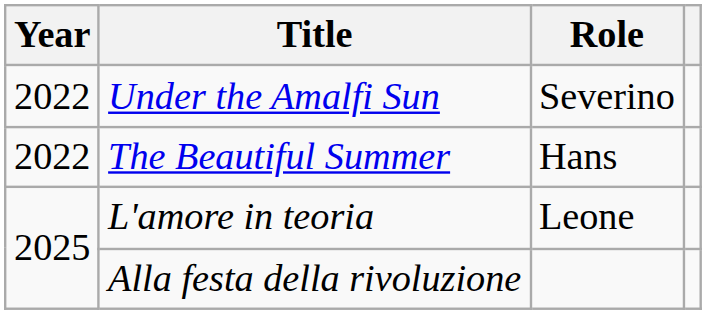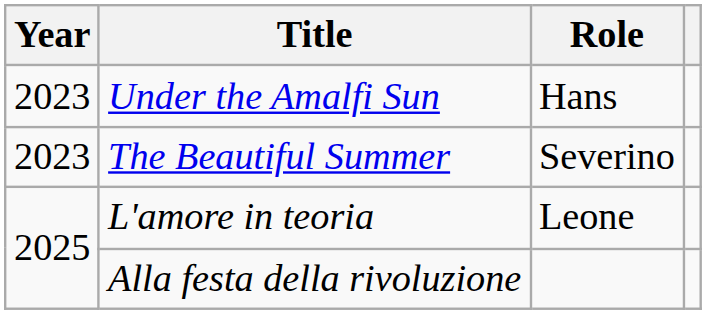(52, 95) 2022 -> (52, 95) 2023
(607, 95) Severino -> (578, 95) Hans
(52, 156) 2022 -> (52, 156) 2023
(578, 156) Hans -> (607, 156) Severino
